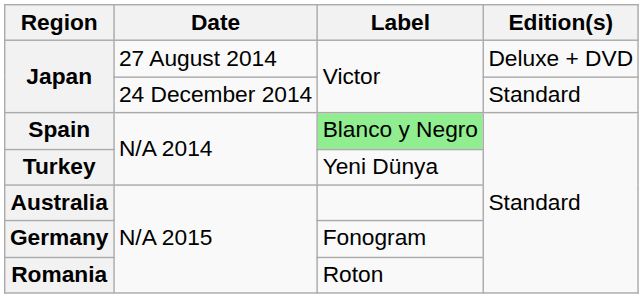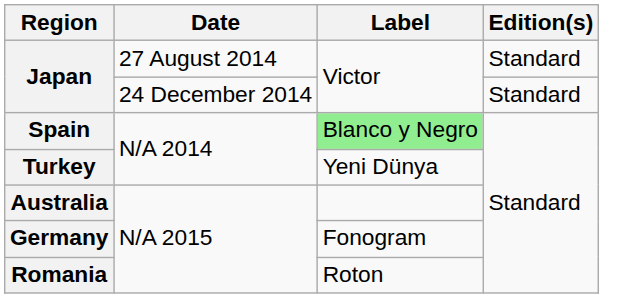(561, 58) Deluxe + DVD -> (535, 58) Standard
